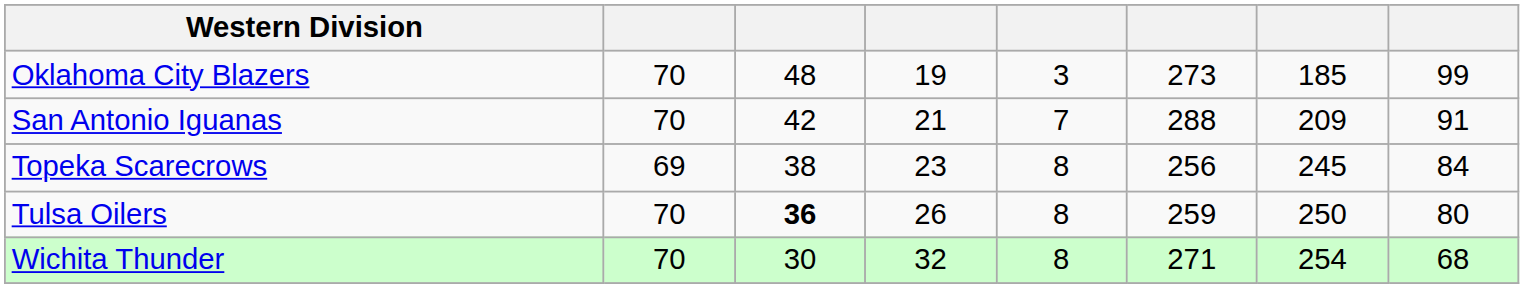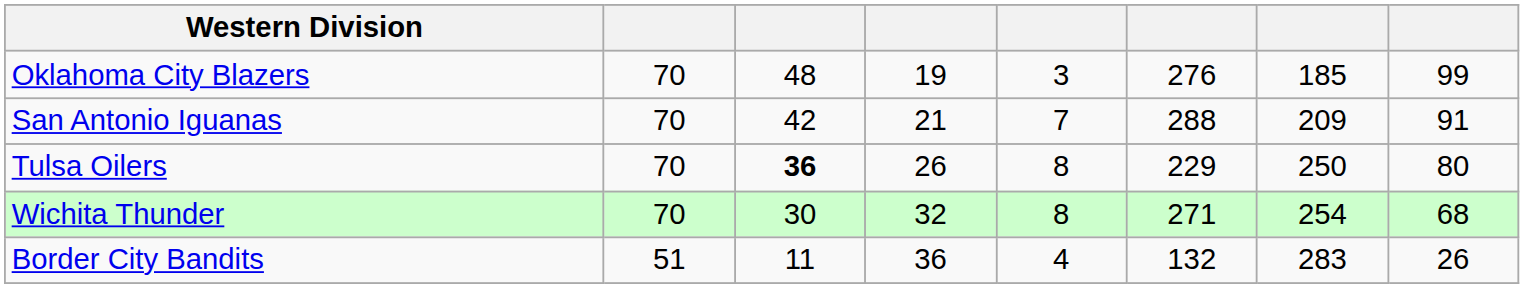(1192, 74) 273 -> (1192, 74) 276
- row: (139, 167)
(1192, 213) 259 -> (1192, 167) 229
+ row: (138, 259)
